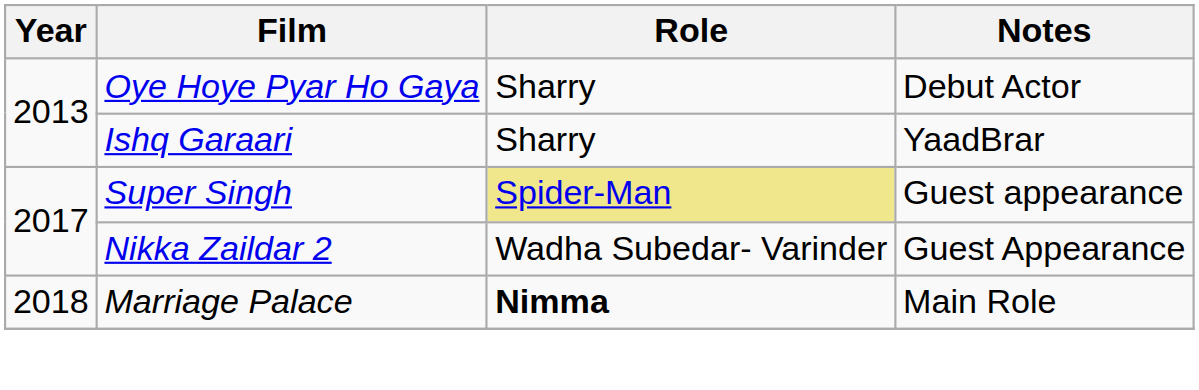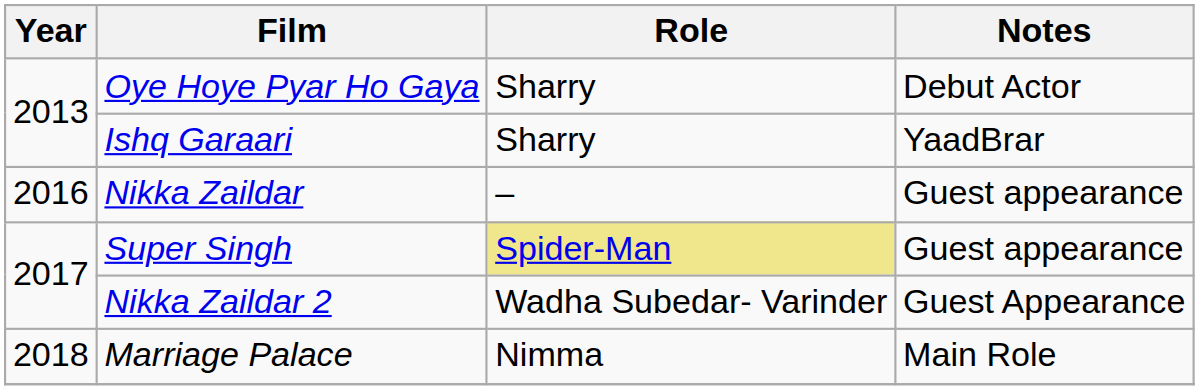+ row: (204, 193)
(552, 301) bold -> (549, 355) normal
